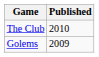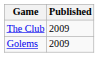(59, 28) 2010 -> (59, 28) 2009
